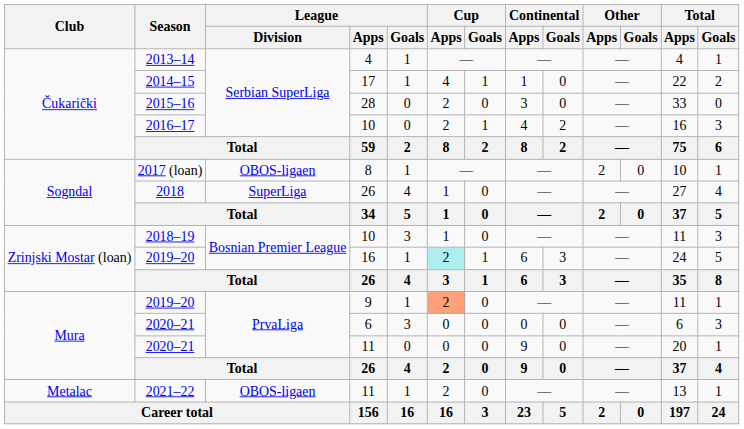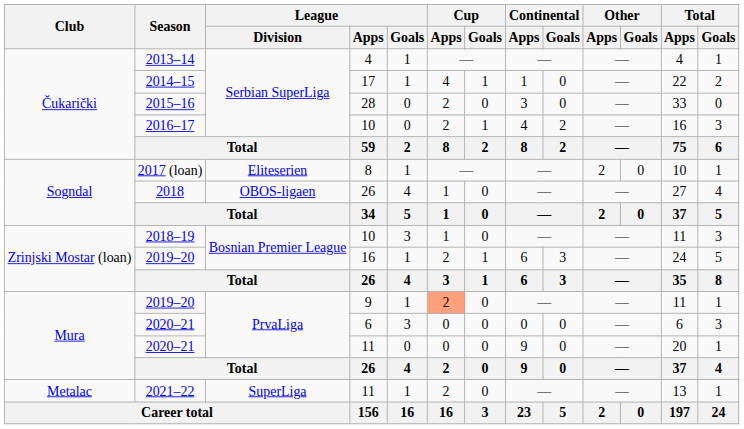(278, 170) OBOS-ligaen -> (278, 170) Eliteserien
(278, 192) SuperLiga -> (278, 192) OBOS-ligaen
(446, 258) paleturquoise background -> (446, 258) no background
(278, 390) OBOS-ligaen -> (278, 390) SuperLiga
